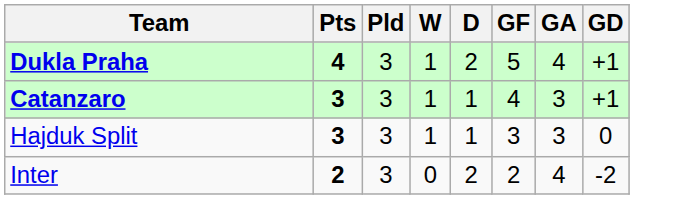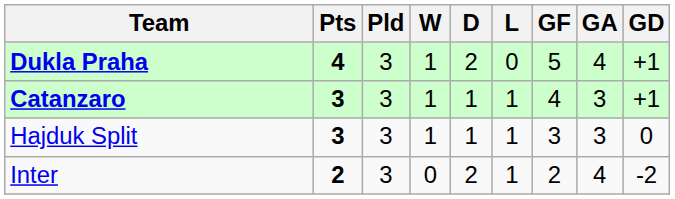+ column: (512, 23)
